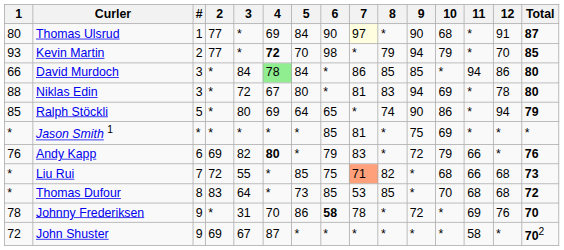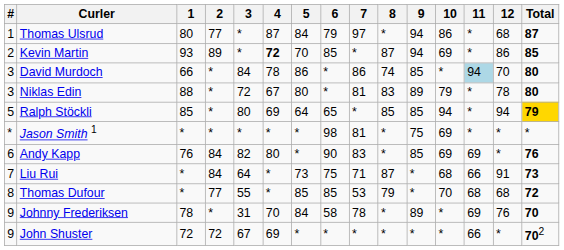columns swapped: (199, 14) <-> (19, 14)
(273, 33) 69 -> (273, 33) 87
(330, 33) 90 -> (330, 33) 79
(359, 33) lightyellow background -> (359, 33) no background
(417, 33) 90 -> (417, 33) 94
(445, 33) 68 -> (445, 33) 86
(503, 33) 91 -> (503, 33) 68
(215, 53) 77 -> (215, 53) 89
(330, 53) 98 -> (330, 53) 85
(388, 53) 79 -> (388, 53) 87
(445, 53) 79 -> (445, 53) 69
(503, 53) 70 -> (503, 53) 86
(273, 72) lightgreen background -> (273, 72) no background
(301, 72) 84 -> (301, 72) 86
(388, 72) 85 -> (388, 72) 74
(474, 72) no background -> (474, 72) lightblue background
(503, 72) 86 -> (503, 72) 70
(417, 92) 94 -> (417, 92) 89
(445, 92) 69 -> (445, 92) 79
(388, 111) 74 -> (388, 111) 85
(417, 111) 90 -> (417, 111) 85
(445, 111) 86 -> (445, 111) 94
(532, 111) no background -> (532, 111) gold background
(330, 133) 85 -> (330, 133) 98
(215, 154) 69 -> (215, 154) 84
(273, 154) bold -> (273, 154) normal
(330, 154) 79 -> (330, 154) 90
(417, 154) 72 -> (417, 154) 85
(445, 154) 79 -> (445, 154) 69
(474, 154) 66 -> (474, 154) 69
(215, 173) 72 -> (215, 173) 84
(244, 173) 55 -> (244, 173) 64
(301, 173) 85 -> (301, 173) 73
(359, 173) lightsalmon background -> (359, 173) no background
(388, 173) 82 -> (388, 173) 87
(503, 173) 68 -> (503, 173) 91
(215, 193) 83 -> (215, 193) 77
(244, 193) 64 -> (244, 193) 55
(301, 193) 73 -> (301, 193) 85
(388, 193) 85 -> (388, 193) 79
(301, 212) 86 -> (301, 212) 84
(330, 212) bold -> (330, 212) normal
(417, 212) 72 -> (417, 212) 89
(215, 234) 69 -> (215, 234) 72
(273, 234) 87 -> (273, 234) 69
(474, 234) 58 -> (474, 234) 66
